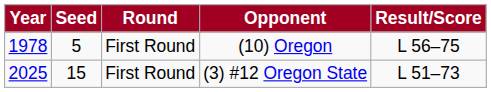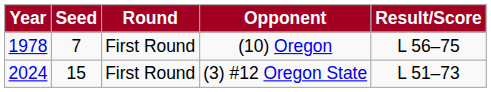(76, 45) 5 -> (76, 45) 7
(28, 73) 2025 -> (28, 73) 2024
